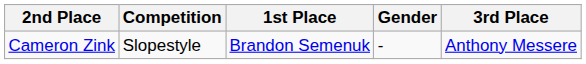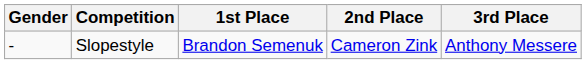columns swapped: (408, 17) <-> (62, 17)
